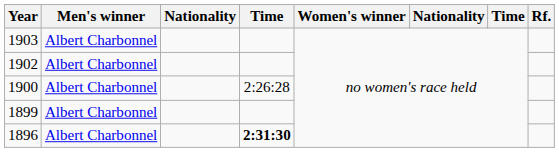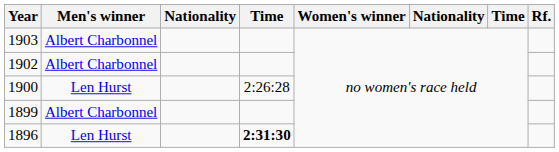(101, 87) Albert Charbonnel -> (101, 87) Len Hurst
(101, 135) Albert Charbonnel -> (101, 135) Len Hurst
